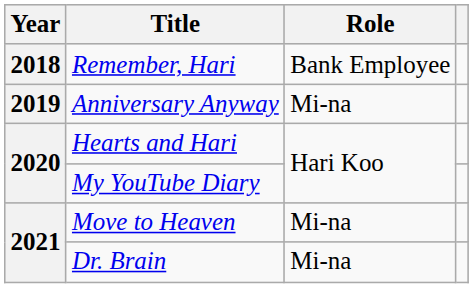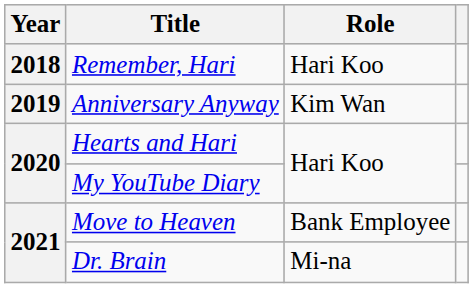(370, 63) Bank Employee -> (337, 63) Hari Koo
(321, 103) Mi-na -> (338, 103) Kim Wan
(321, 222) Mi-na -> (370, 222) Bank Employee
